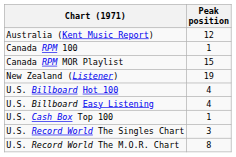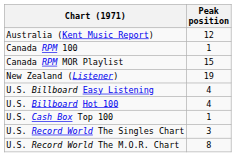rows swapped: (62, 90) <-> (80, 104)
